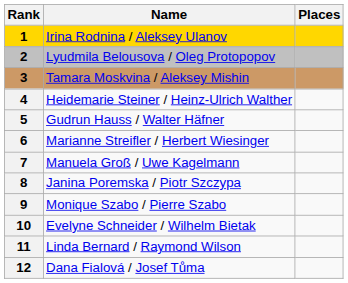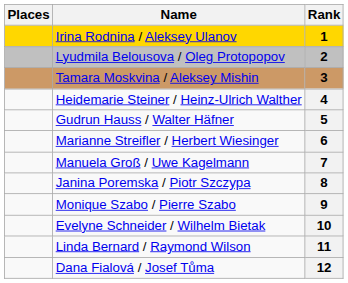columns swapped: (24, 15) <-> (319, 15)
